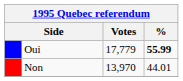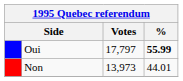(121, 49) 17,779 -> (121, 49) 17,797
(121, 67) 13,970 -> (121, 67) 13,973
